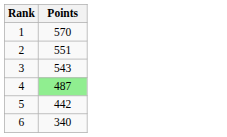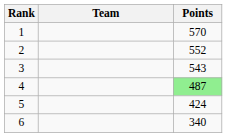+ column: (106, 13)
(63, 50) 551 -> (198, 50) 552
(63, 104) 442 -> (198, 104) 424
